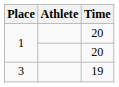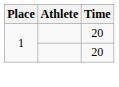- row: (21, 71)
